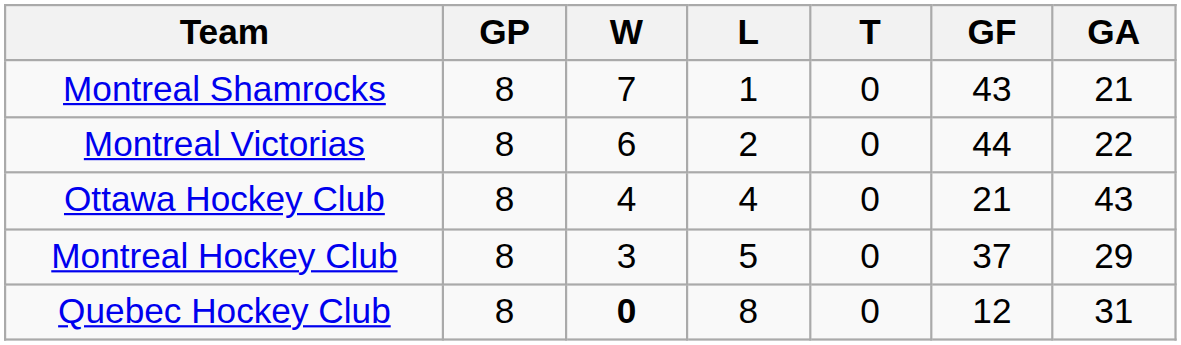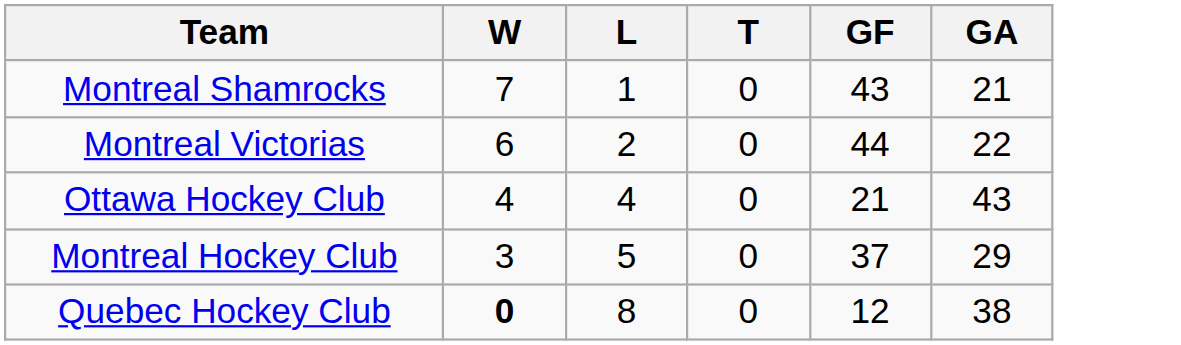- column: (505, 32)
(1114, 311) 31 -> (992, 311) 38
